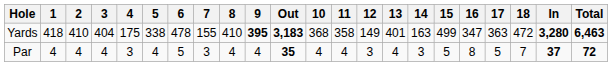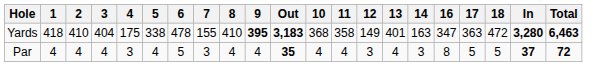- column: (447, 14)
(523, 52) 7 -> (498, 52) 5
